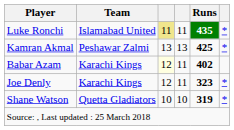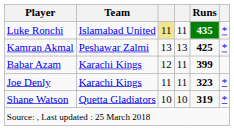(166, 64) lightyellow background -> (166, 64) no background
(205, 64) 402 -> (205, 64) 399
(166, 82) 12 -> (166, 82) 11
